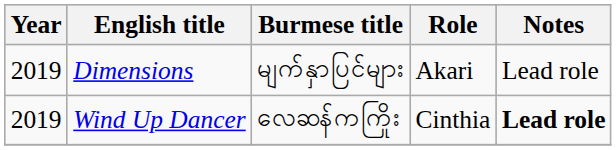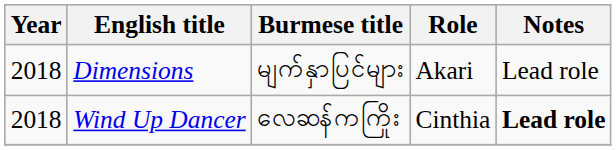(36, 69) 2019 -> (36, 69) 2018
(36, 119) 2019 -> (36, 119) 2018
